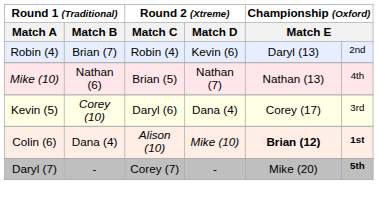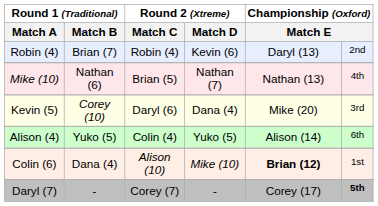(293, 110) Corey (17) -> (293, 110) Mike (20)
+ row: (34, 137)
(357, 142) bold -> (357, 161) normal
(293, 169) Mike (20) -> (293, 190) Corey (17)
